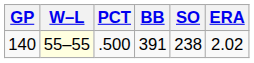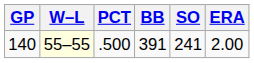(188, 44) 238 -> (188, 44) 241
(227, 44) 2.02 -> (227, 44) 2.00
